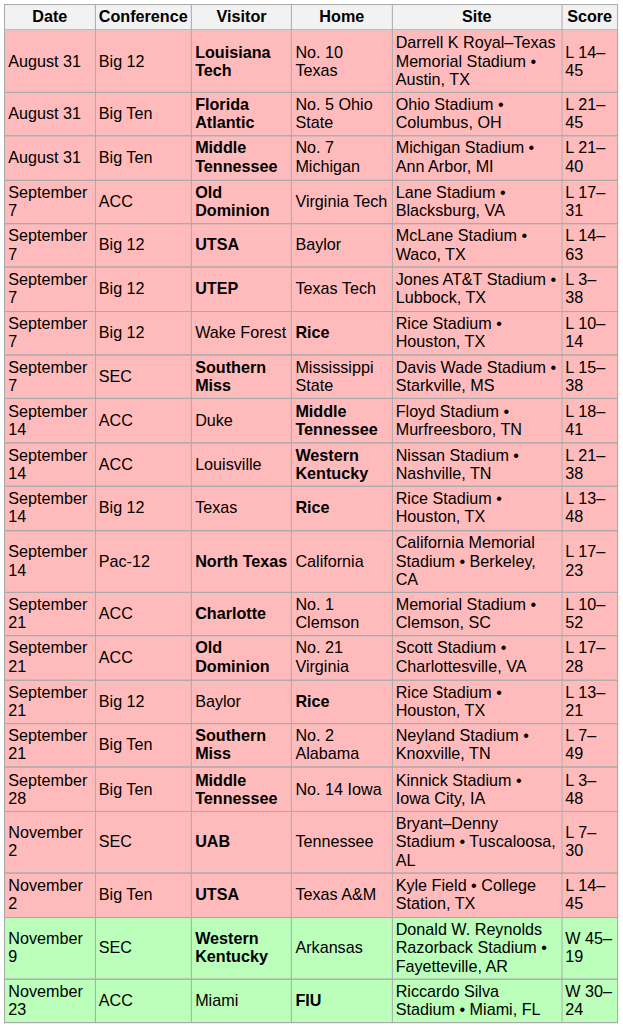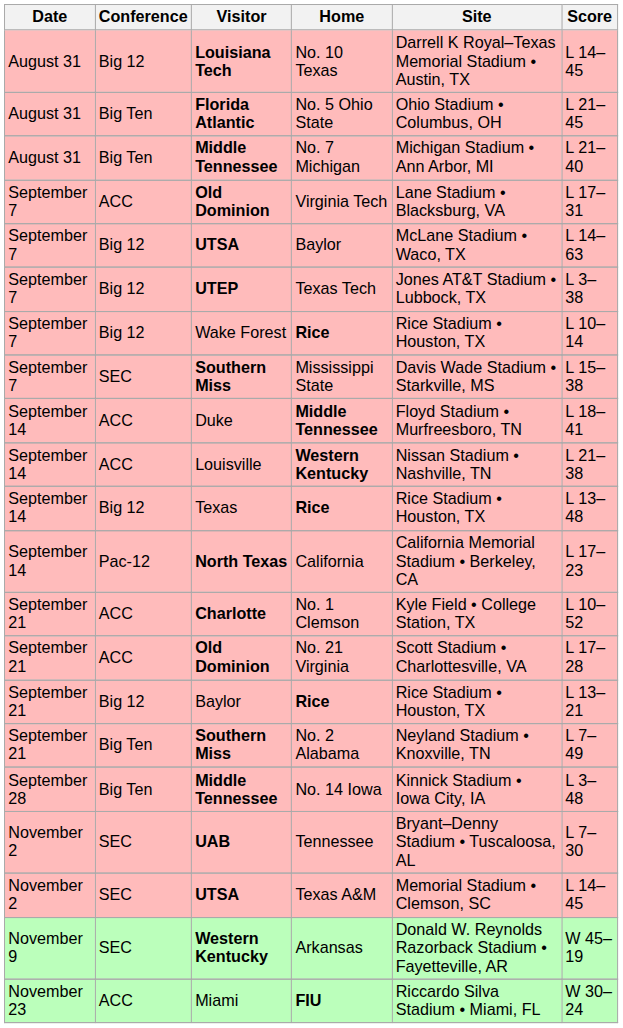(466, 614) Memorial Stadium • Clemson, SC -> (466, 614) Kyle Field • College Station, TX
(126, 895) Big Ten -> (115, 895) SEC
(466, 895) Kyle Field • College Station, TX -> (466, 895) Memorial Stadium • Clemson, SC
